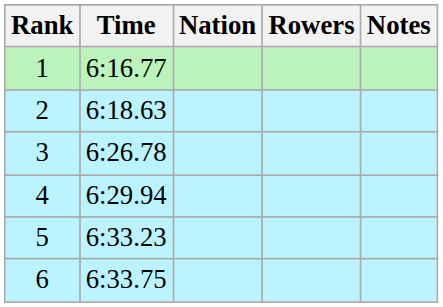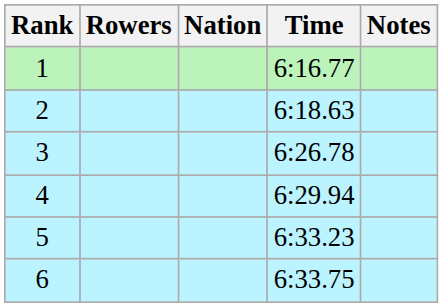columns swapped: (312, 25) <-> (126, 25)
